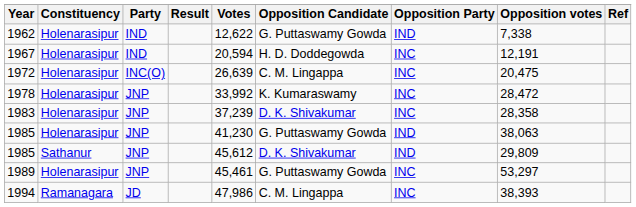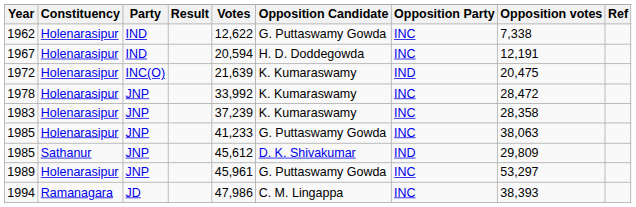(405, 34) IND -> (405, 34) INC
(234, 73) 26,639 -> (234, 73) 21,639
(301, 73) C. M. Lingappa -> (308, 73) K. Kumaraswamy
(405, 73) INC -> (405, 73) IND
(307, 113) D. K. Shivakumar -> (308, 113) K. Kumaraswamy
(234, 133) 41,230 -> (234, 133) 41,233
(405, 133) IND -> (405, 133) INC
(234, 172) 45,461 -> (234, 172) 45,961
